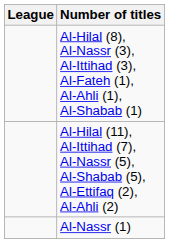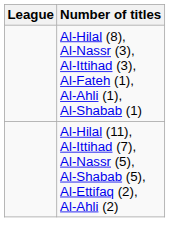- row: (96, 227)
